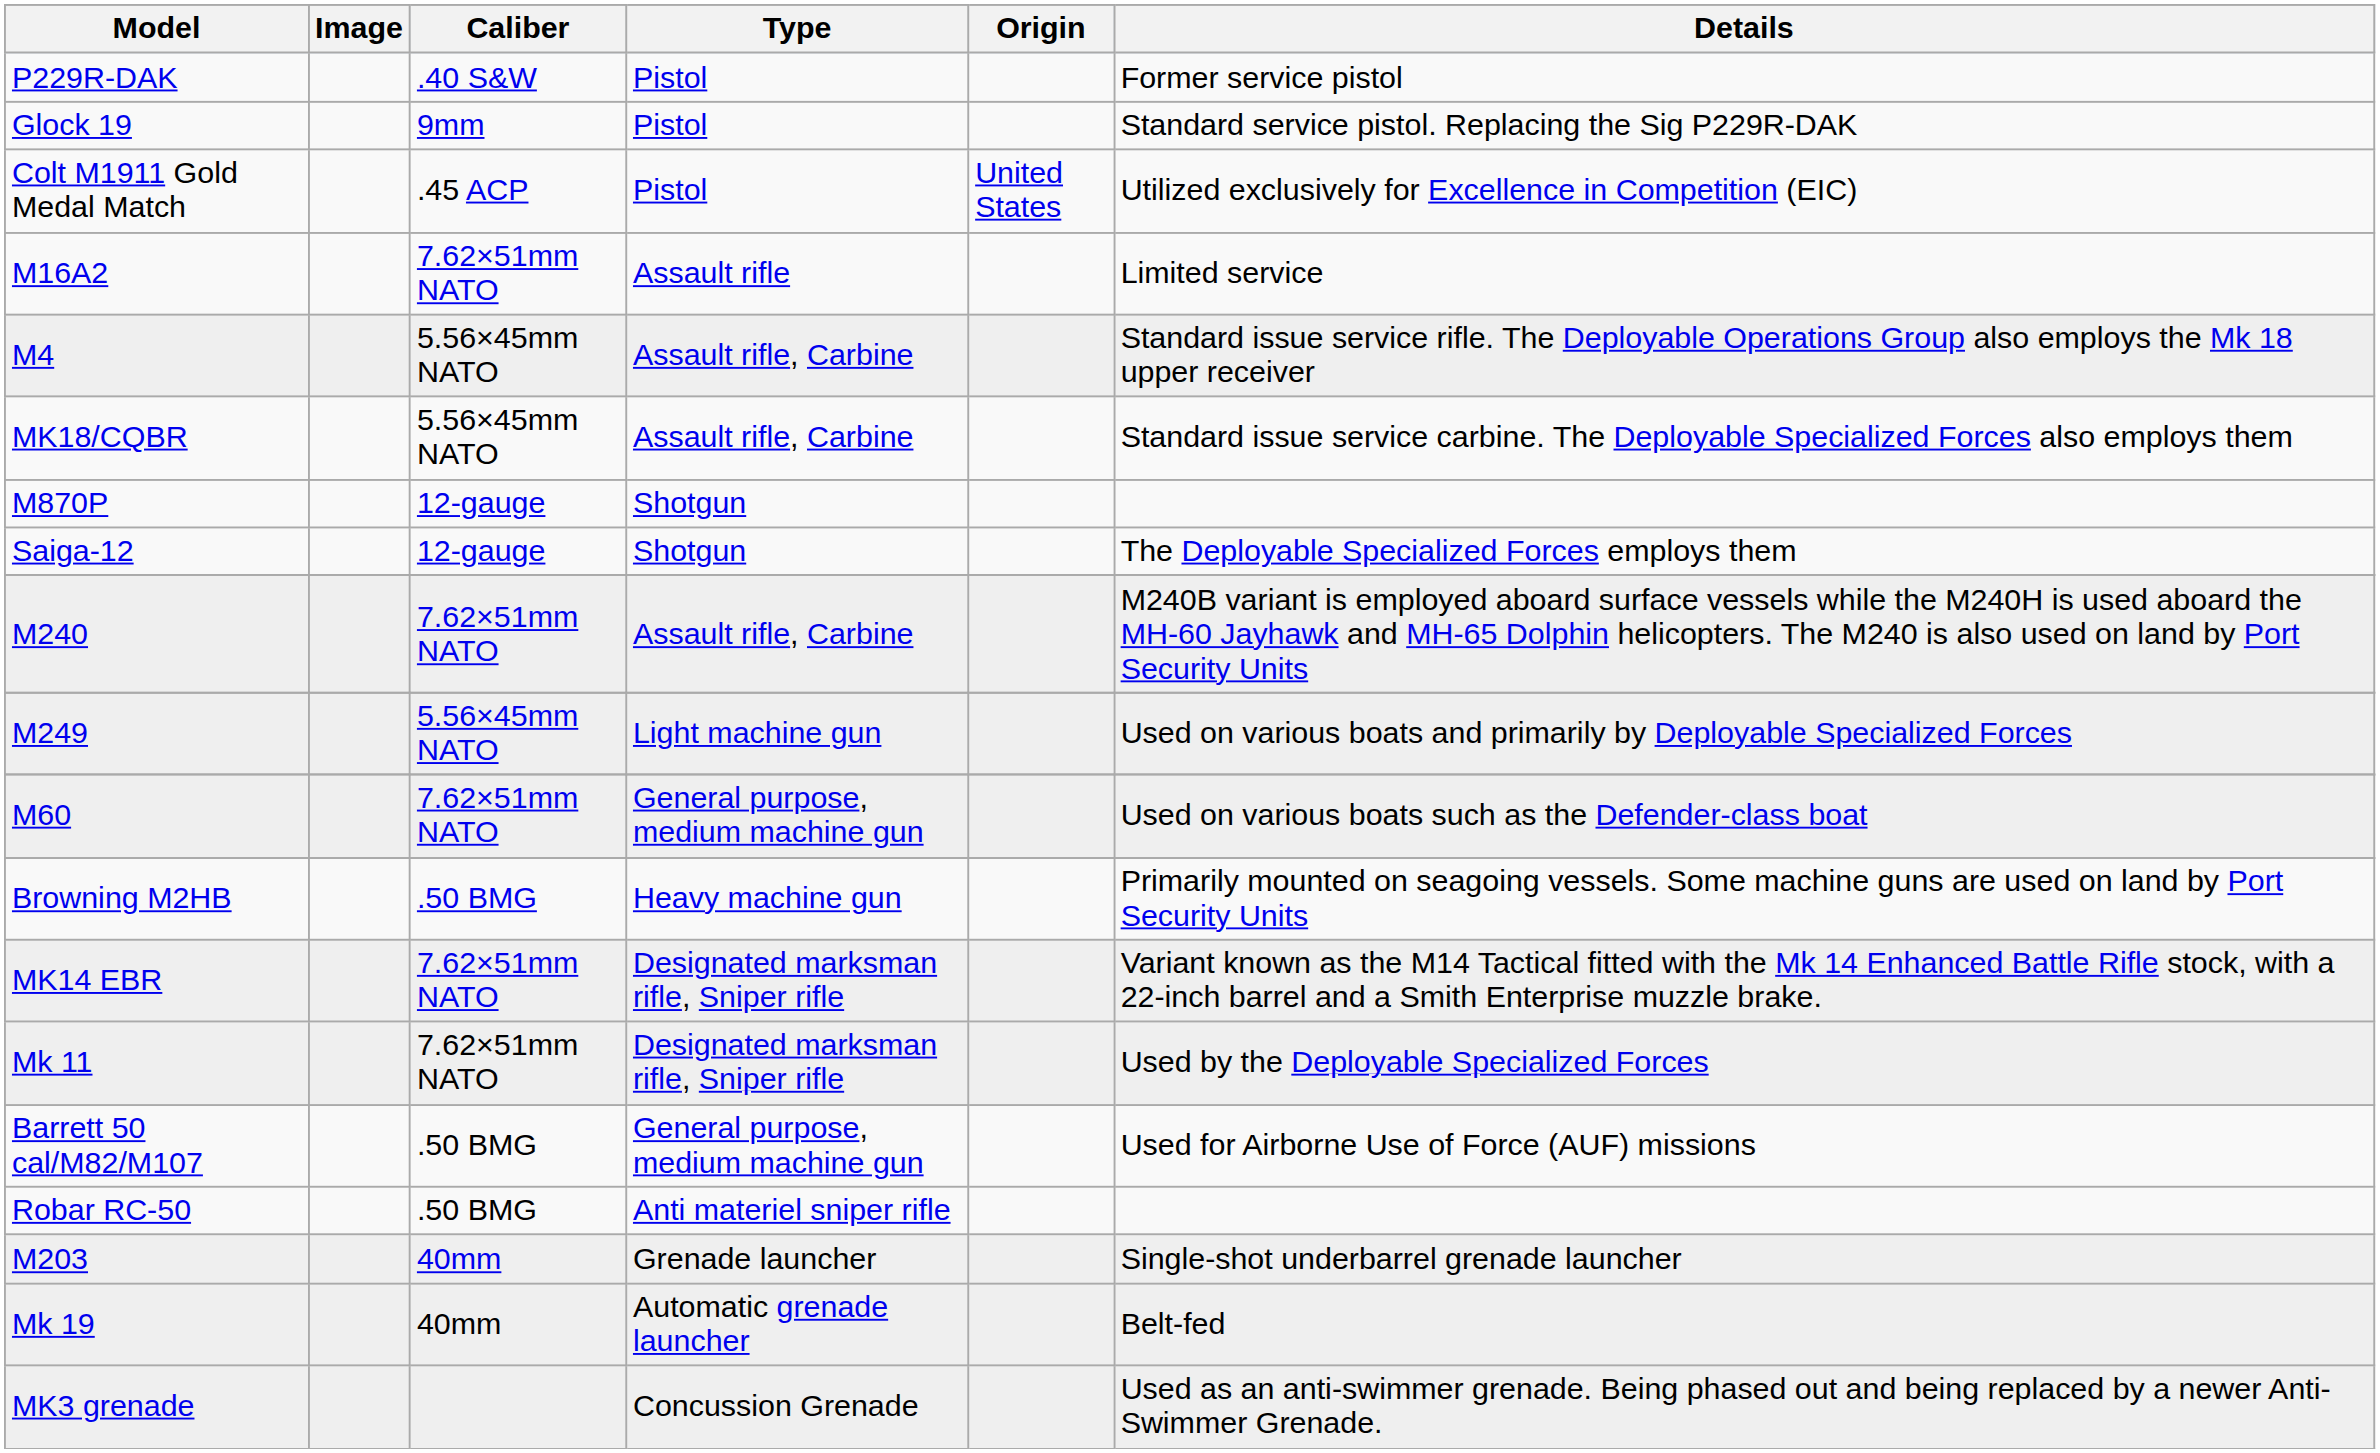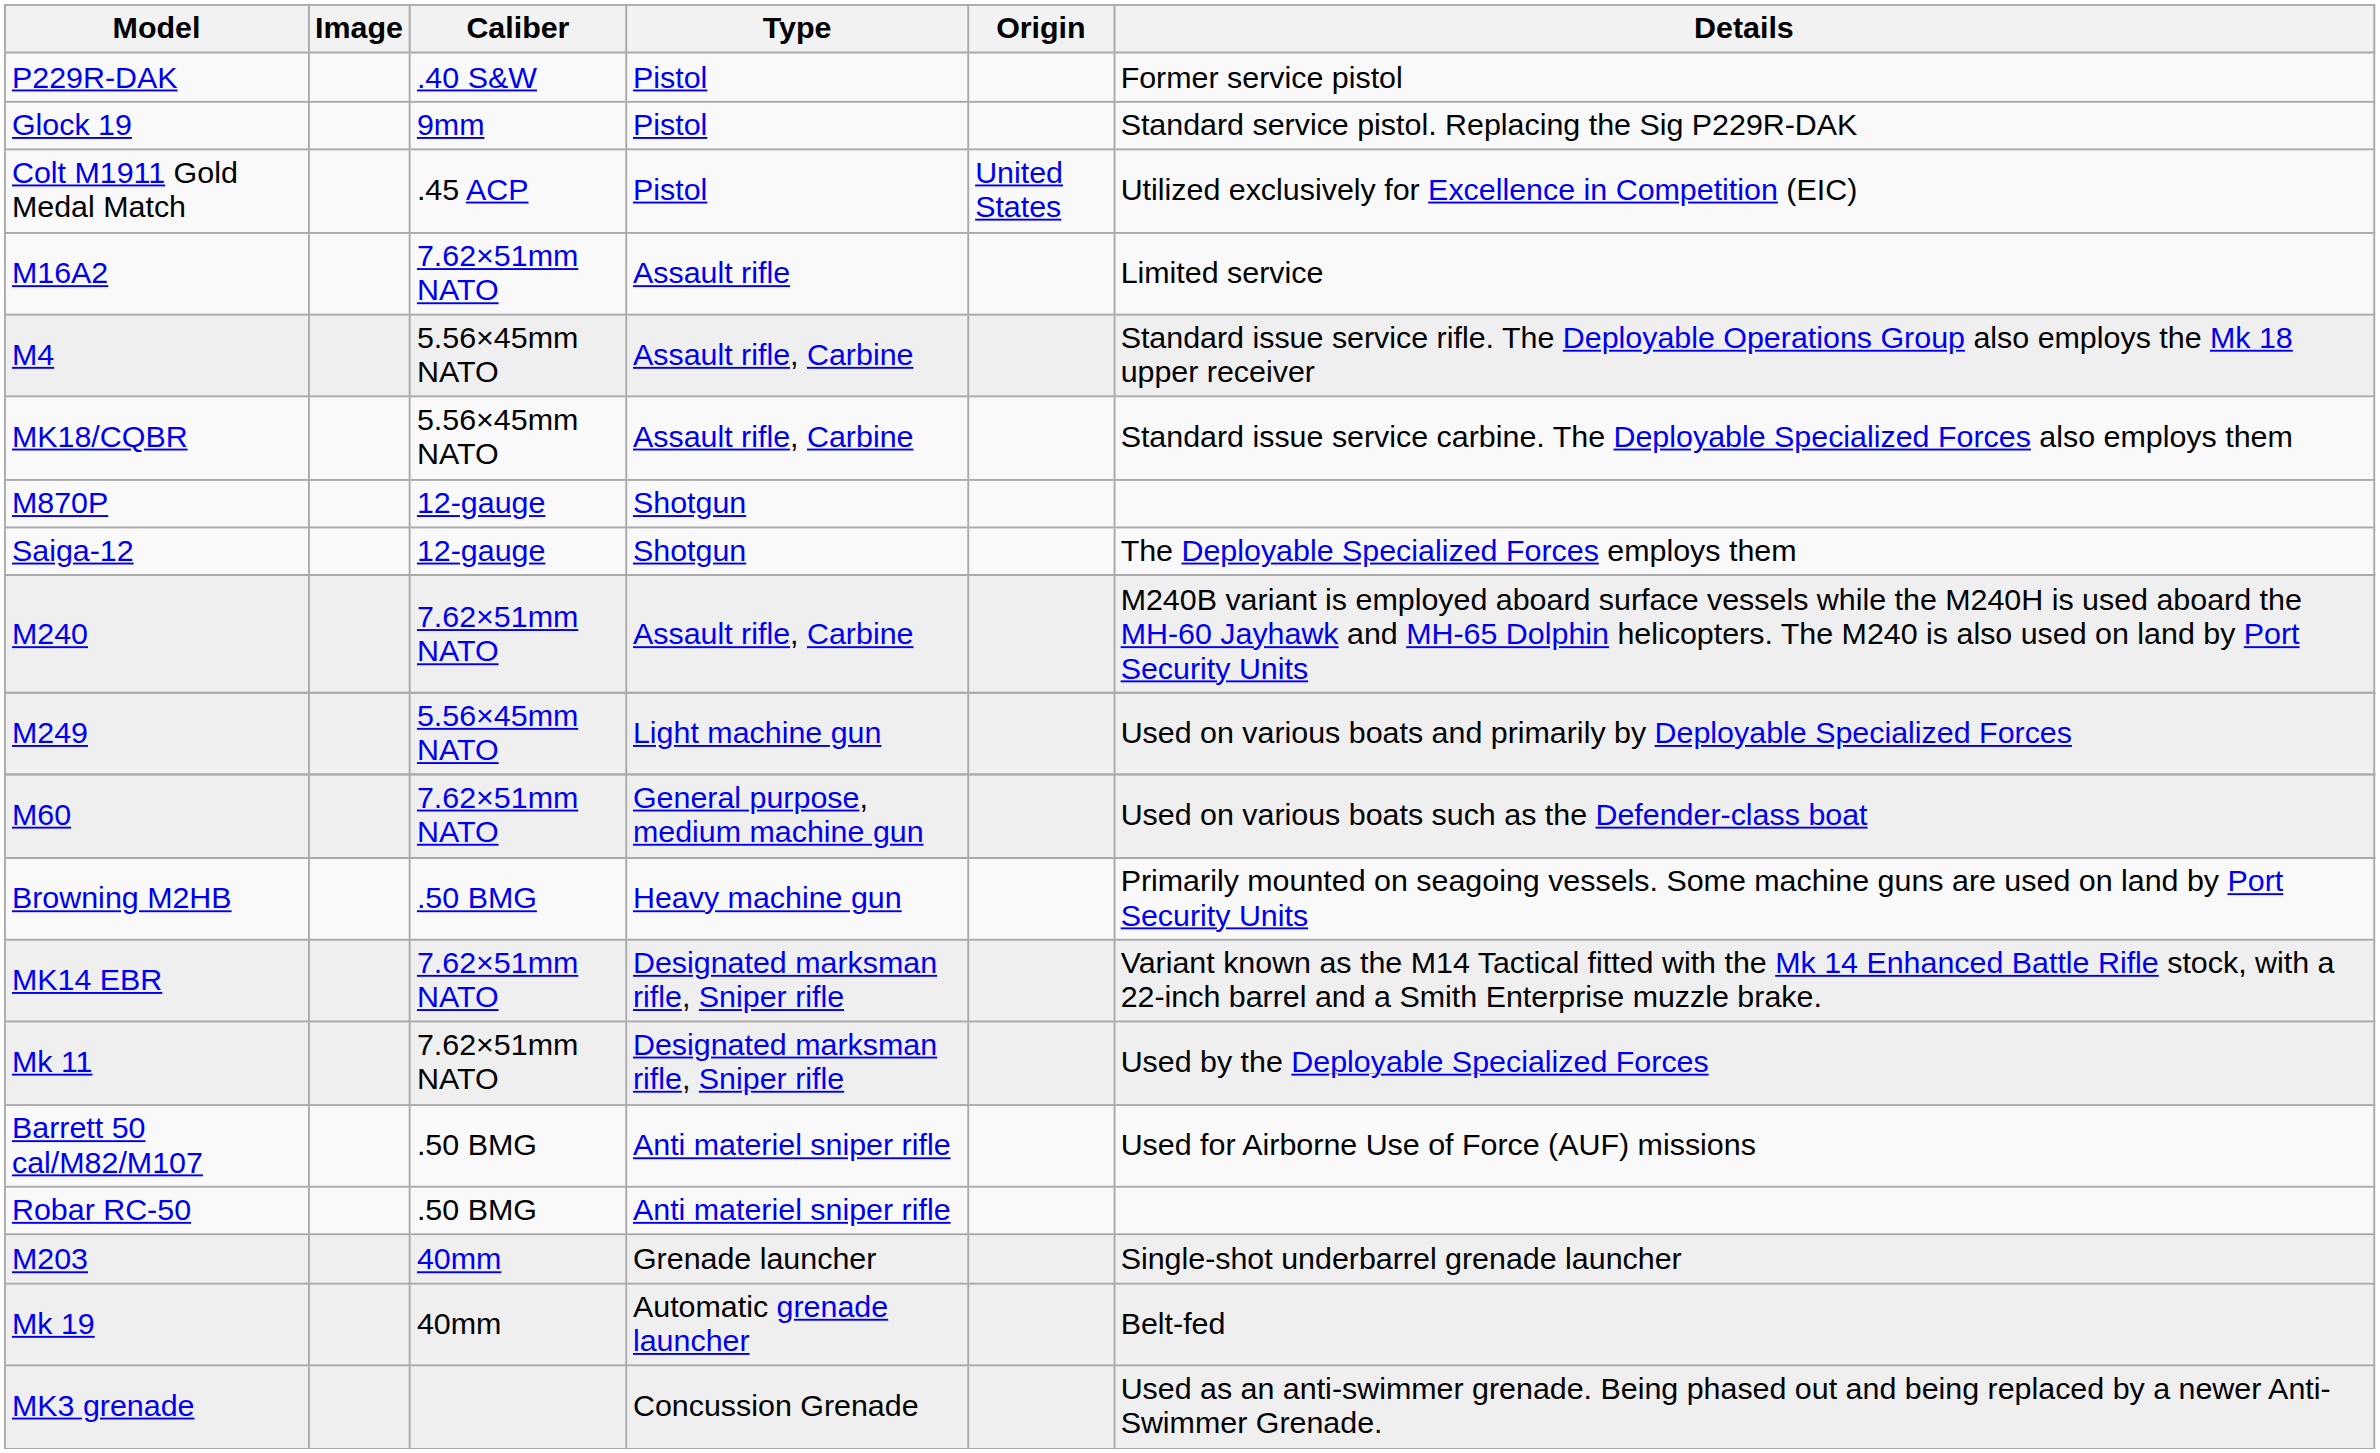(778, 1145) General purpose, medium machine gun -> (792, 1145) Anti materiel sniper rifle
